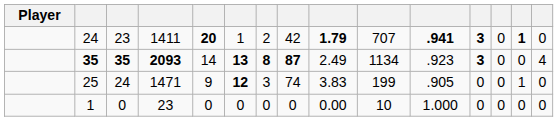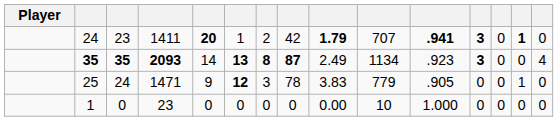(293, 82) 74 -> (293, 82) 78
(384, 82) 199 -> (384, 82) 779
